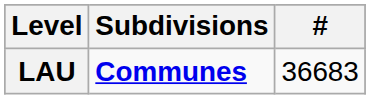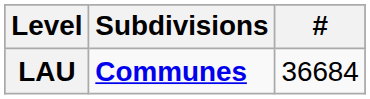(320, 70) 36683 -> (320, 70) 36684
